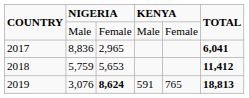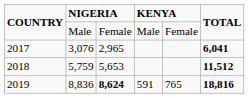(81, 48) 8,836 -> (81, 48) 3,076
(218, 66) 11,412 -> (218, 66) 11,512
(81, 84) 3,076 -> (81, 84) 8,836
(219, 84) 18,813 -> (219, 84) 18,816
